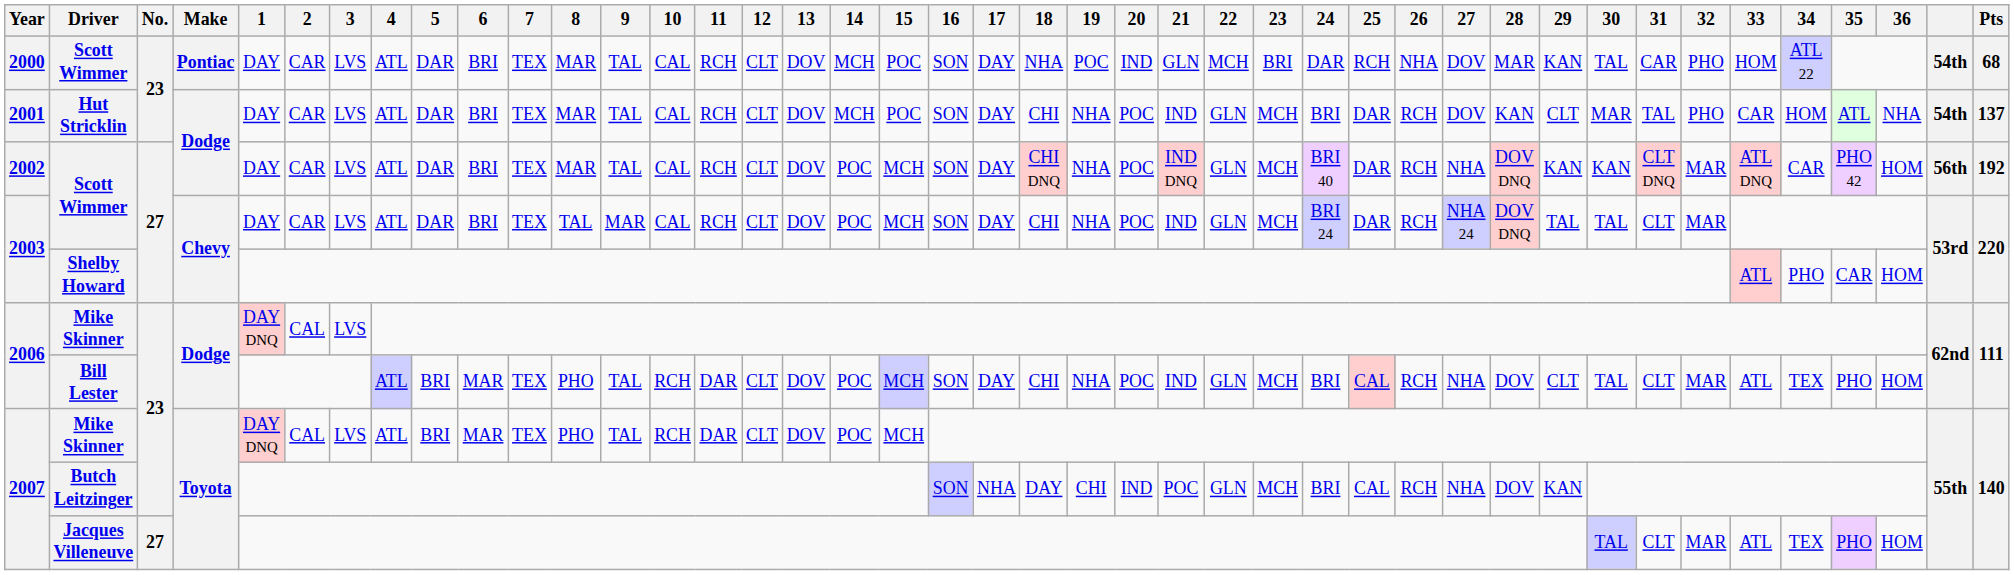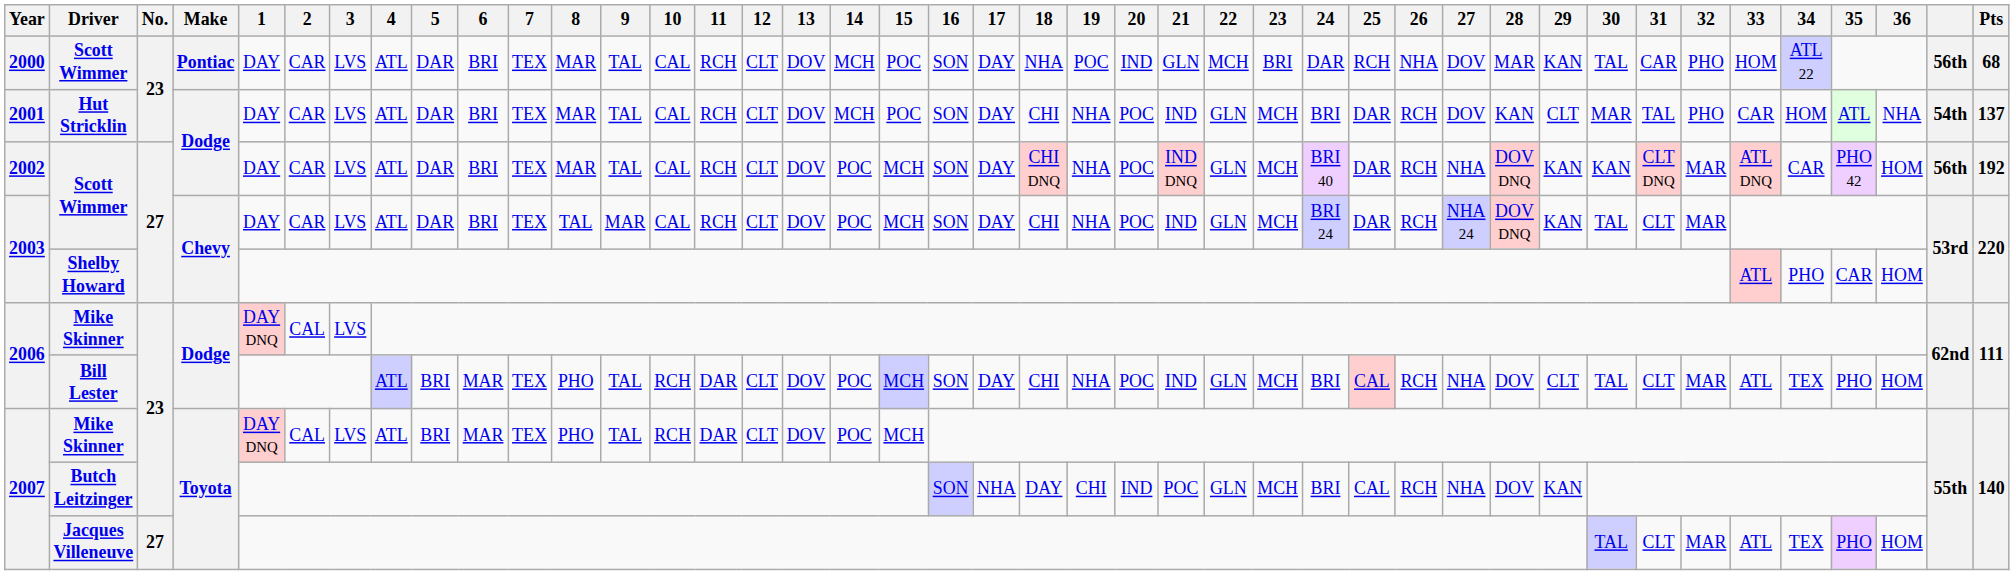(1950, 62) 54th -> (1950, 62) 56th
(1563, 222) TAL -> (1563, 222) KAN
